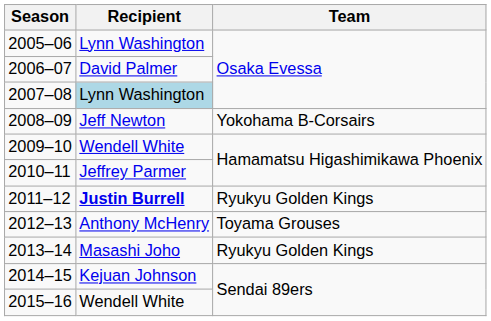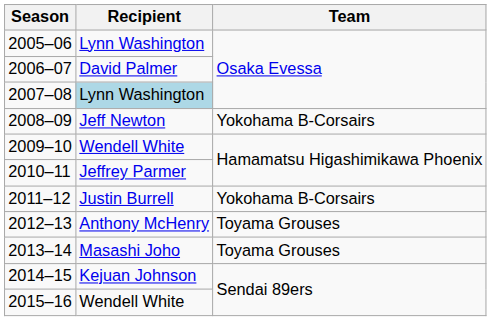(132, 198) bold -> (127, 198) normal
(295, 198) Ryukyu Golden Kings -> (296, 198) Yokohama B-Corsairs
(295, 250) Ryukyu Golden Kings -> (278, 250) Toyama Grouses
